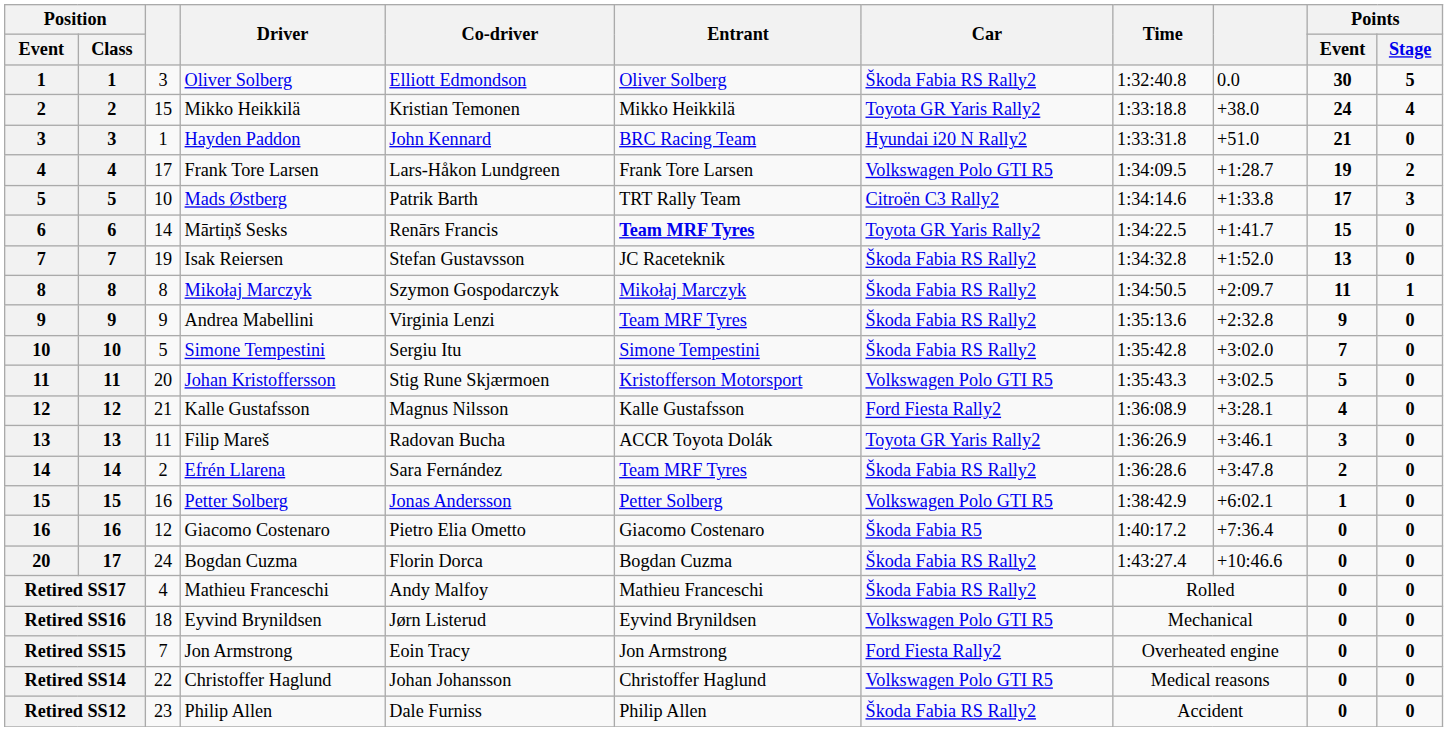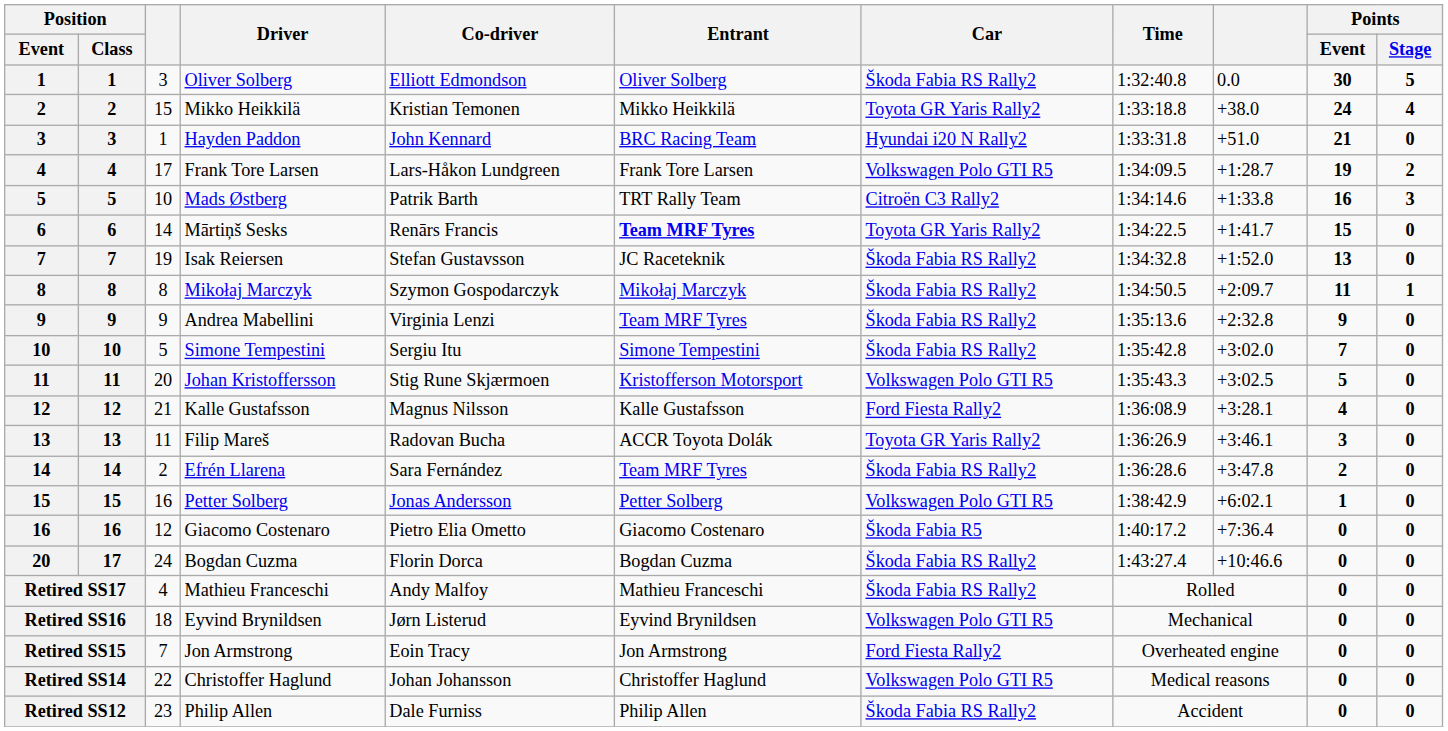(1343, 199) 17 -> (1343, 199) 16
